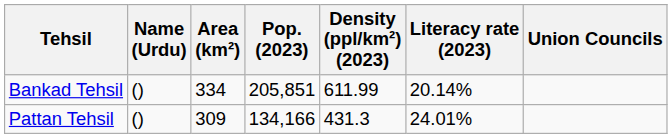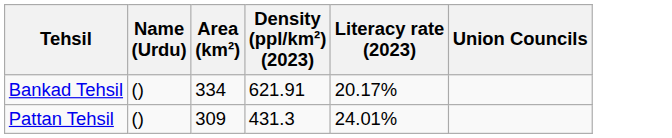- column: (282, 39)
(351, 89) 611.99 -> (277, 89) 621.91
(441, 89) 20.14% -> (366, 89) 20.17%
